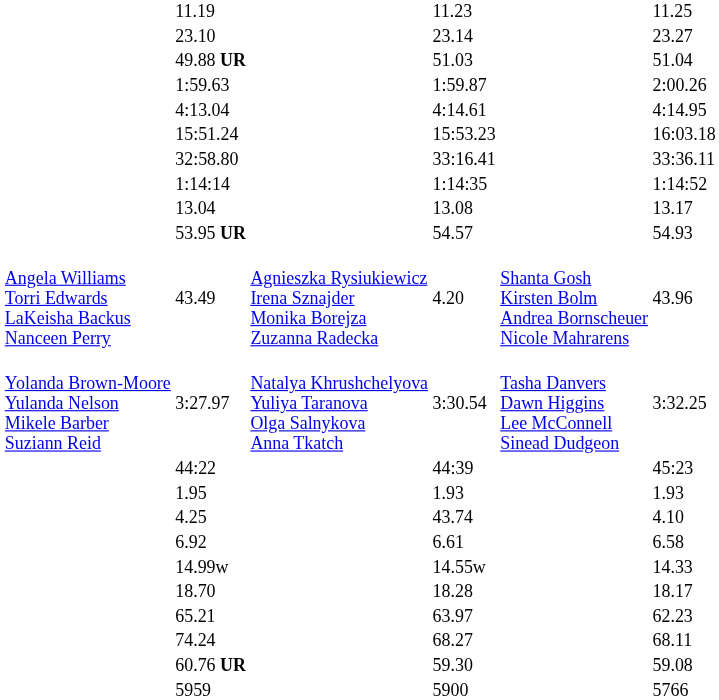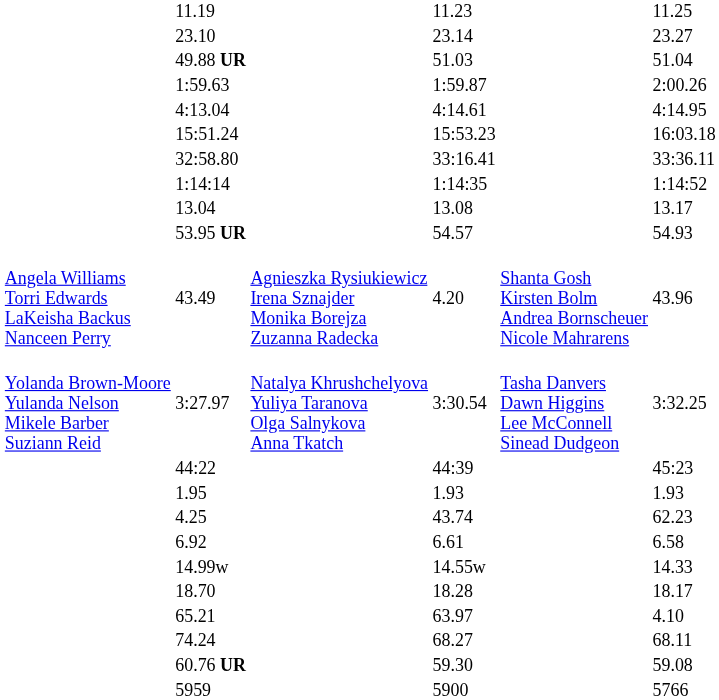(668, 517) 4.10 -> (673, 517) 62.23
(673, 616) 62.23 -> (668, 616) 4.10
